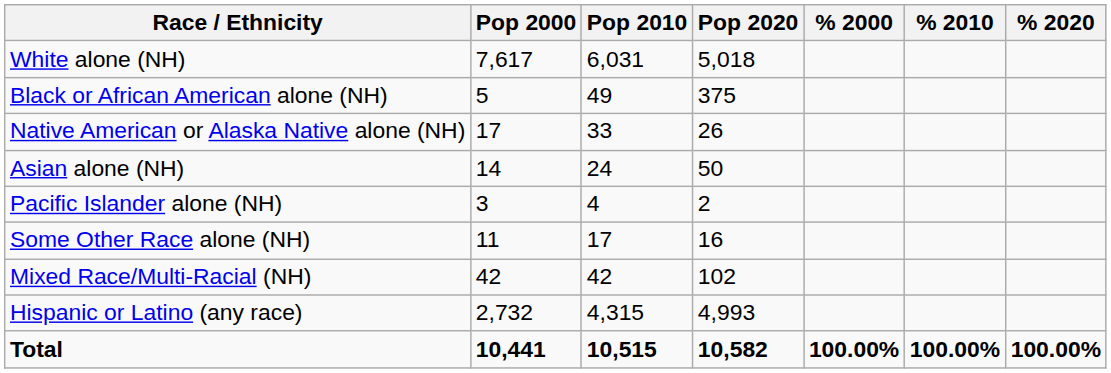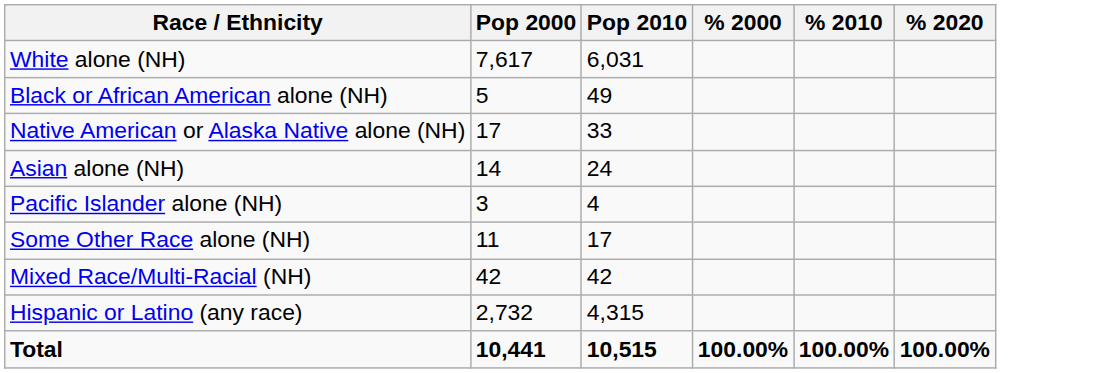- column: (748, 22)
